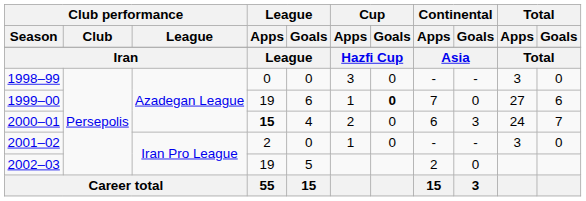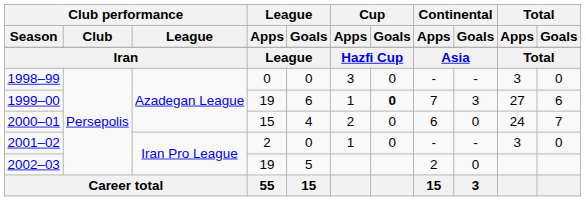(475, 100) 0 -> (475, 100) 3
(267, 121) bold -> (267, 121) normal
(475, 121) 3 -> (475, 121) 0
